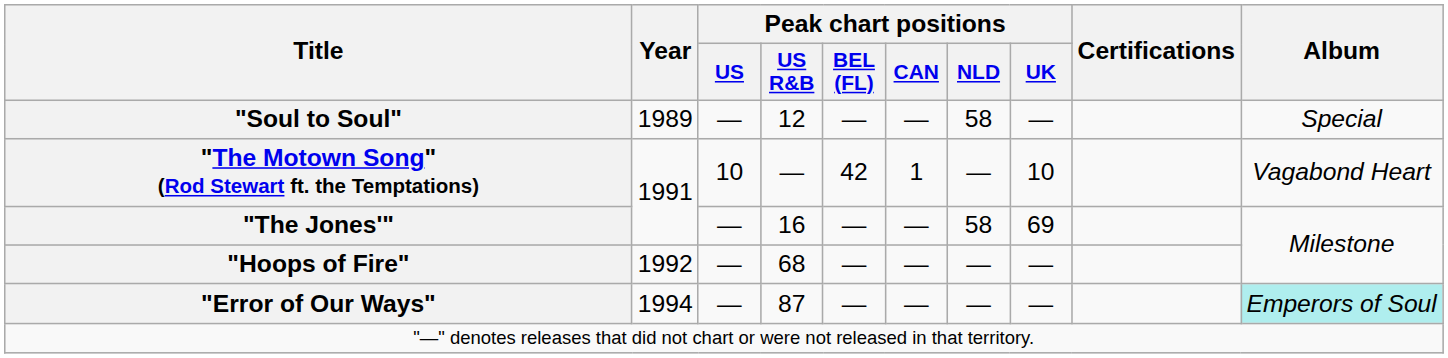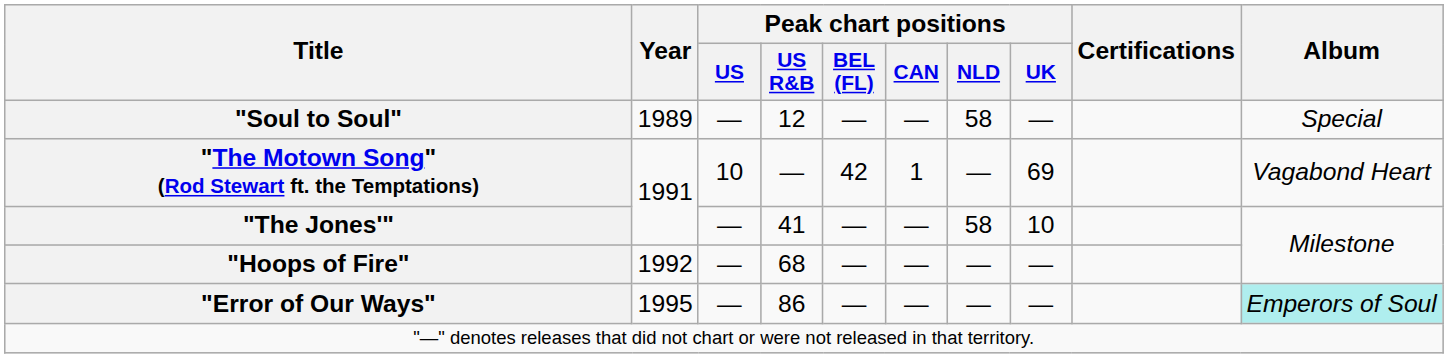(1041, 172) 10 -> (1041, 172) 69
(792, 225) 16 -> (792, 225) 41
(1041, 225) 69 -> (1041, 225) 10
(665, 303) 1994 -> (665, 303) 1995
(792, 303) 87 -> (792, 303) 86
